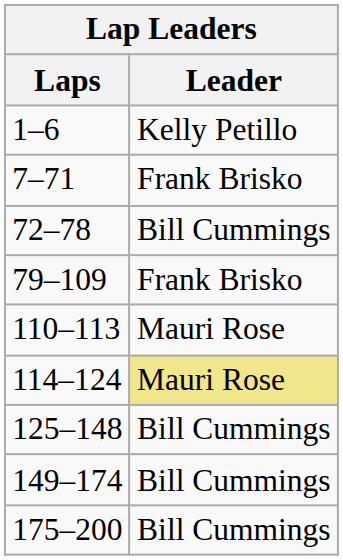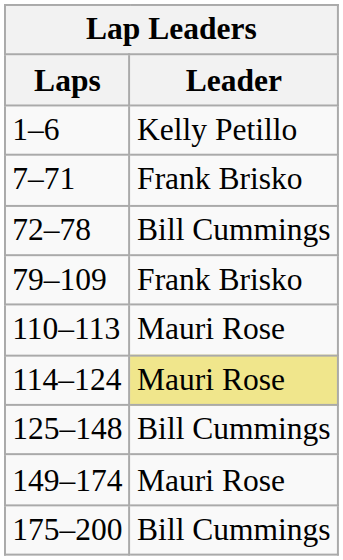(234, 479) Bill Cummings -> (211, 479) Mauri Rose
